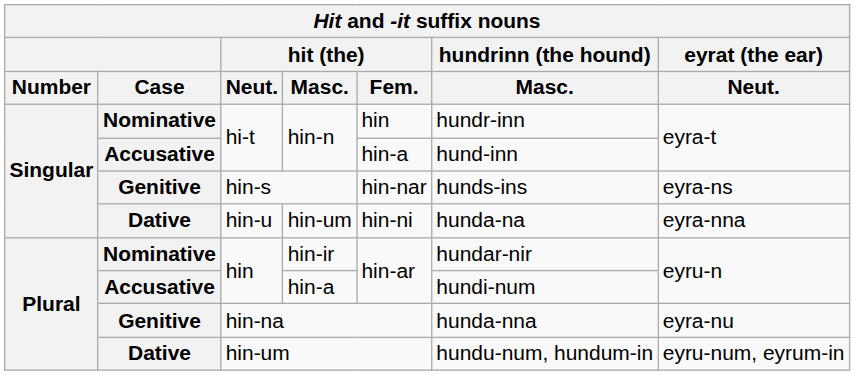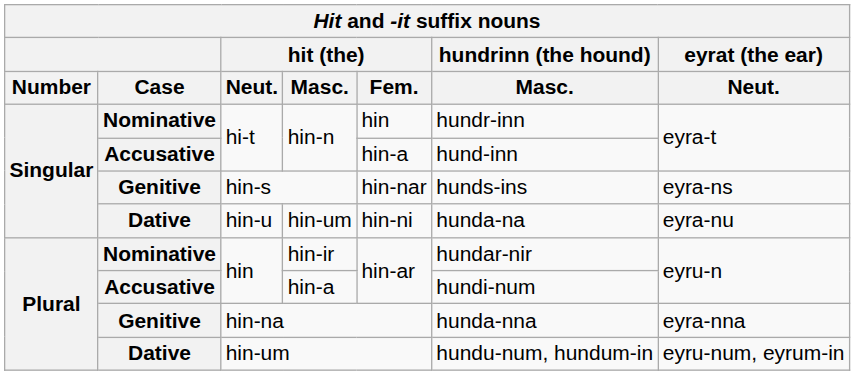(704, 220) eyra-nna -> (698, 220) eyra-nu
(698, 320) eyra-nu -> (704, 320) eyra-nna
